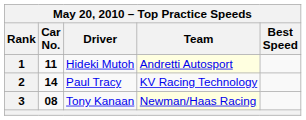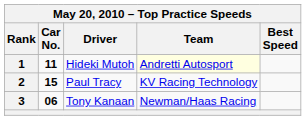(51, 83) 14 -> (51, 83) 15
(51, 101) 08 -> (51, 101) 06
(198, 101) lightyellow background -> (198, 101) no background
